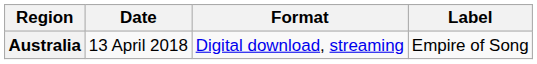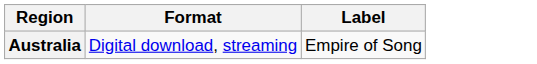- column: (138, 17)
